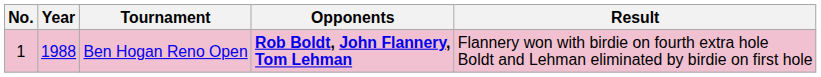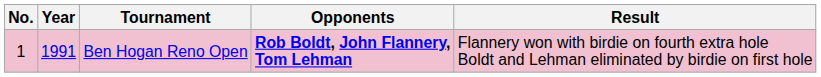(59, 51) 1988 -> (59, 51) 1991
